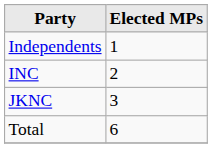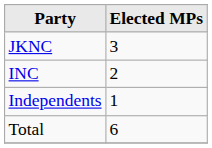rows swapped: (30, 101) <-> (55, 45)
